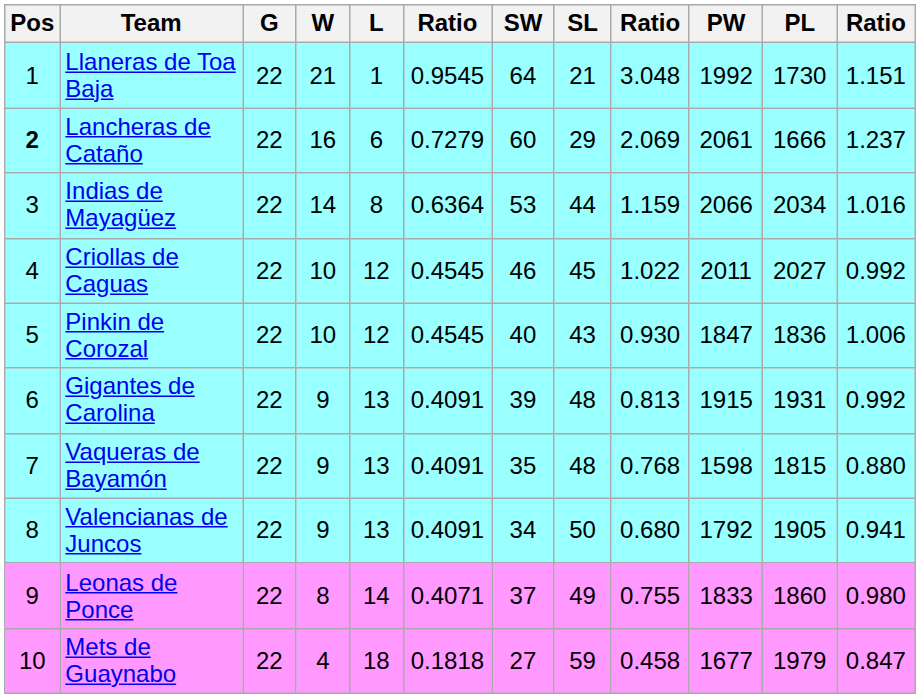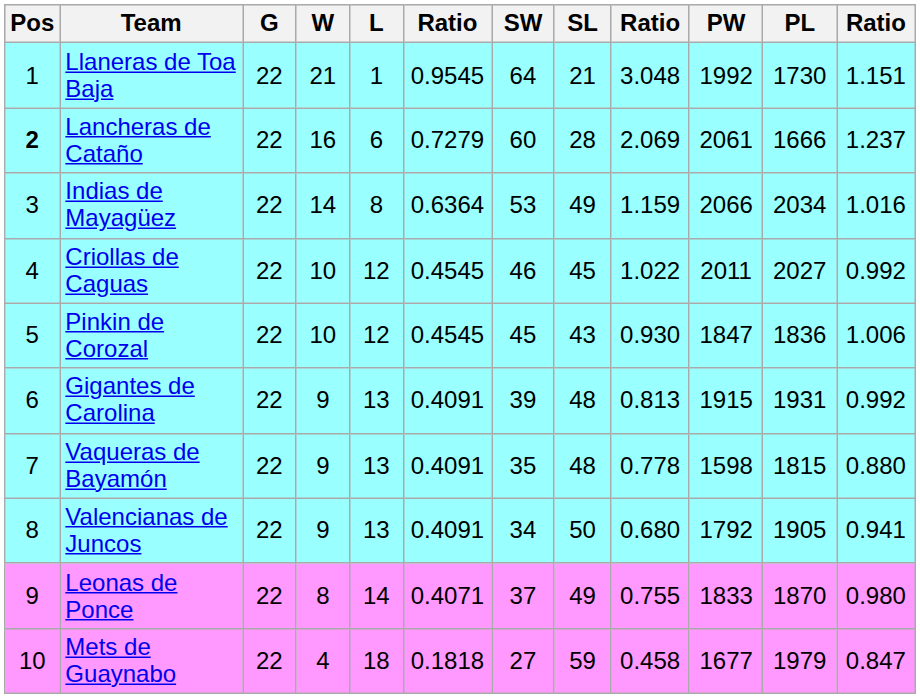(582, 140) 29 -> (582, 140) 28
(582, 205) 44 -> (582, 205) 49
(523, 335) 40 -> (523, 335) 45
(650, 465) 0.768 -> (650, 465) 0.778
(800, 595) 1860 -> (800, 595) 1870
